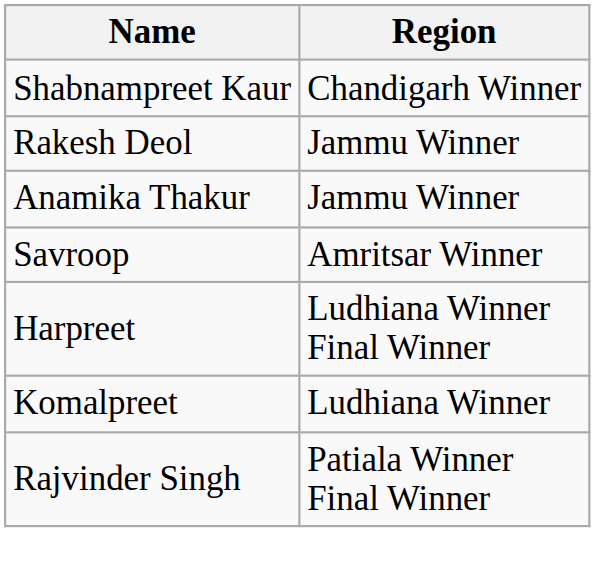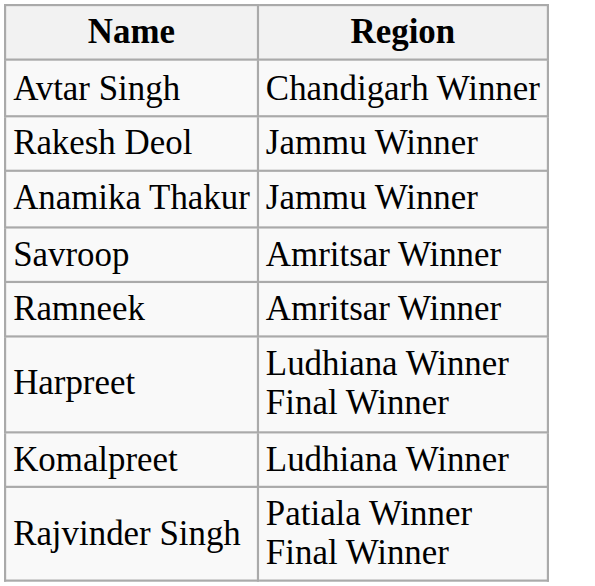+ row: (97, 87)
- row: (152, 87)
+ row: (79, 308)
